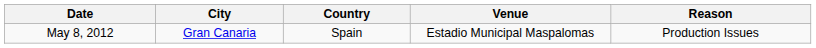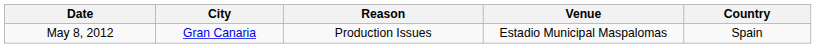columns swapped: (347, 14) <-> (711, 14)
